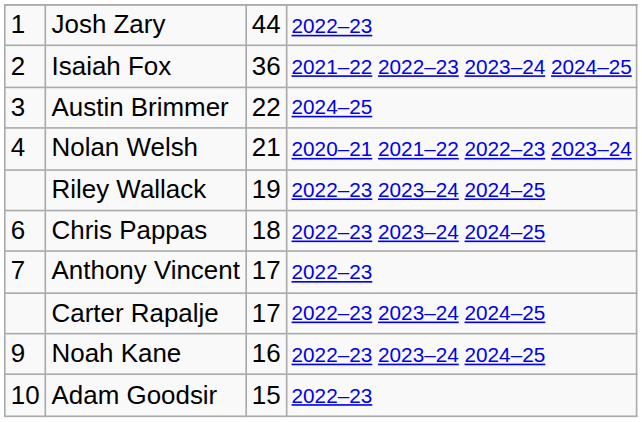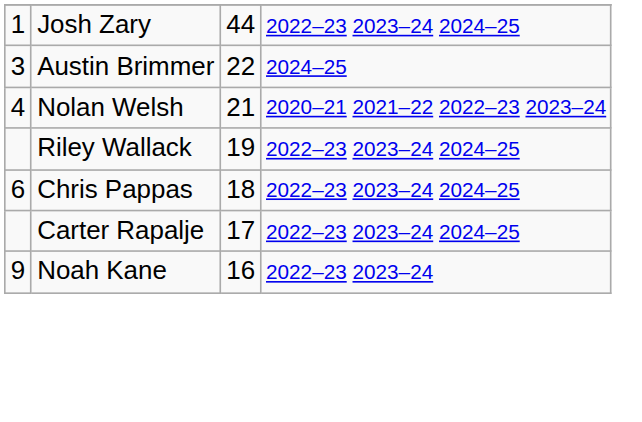(332, 25) 2022–23 -> (393, 25) 2022–23 2023–24 2024–25
- row: (111, 66)
- row: (146, 271)
(418, 354) 2022–23 2023–24 2024–25 -> (350, 272) 2022–23 2023–24
- row: (134, 395)
